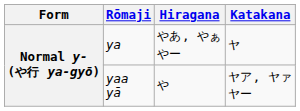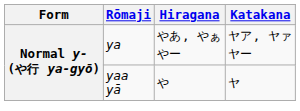(234, 45) ヤ -> (260, 45) ヤア, ヤァ ヤー
(260, 85) ヤア, ヤァ ヤー -> (234, 82) ヤ
